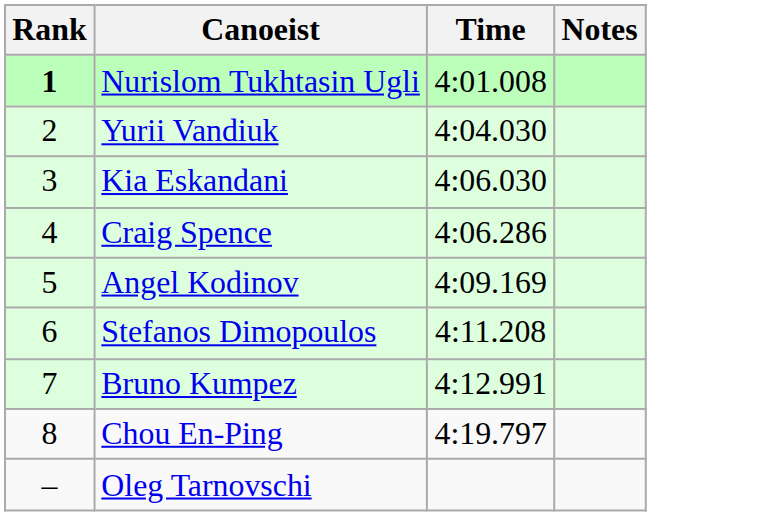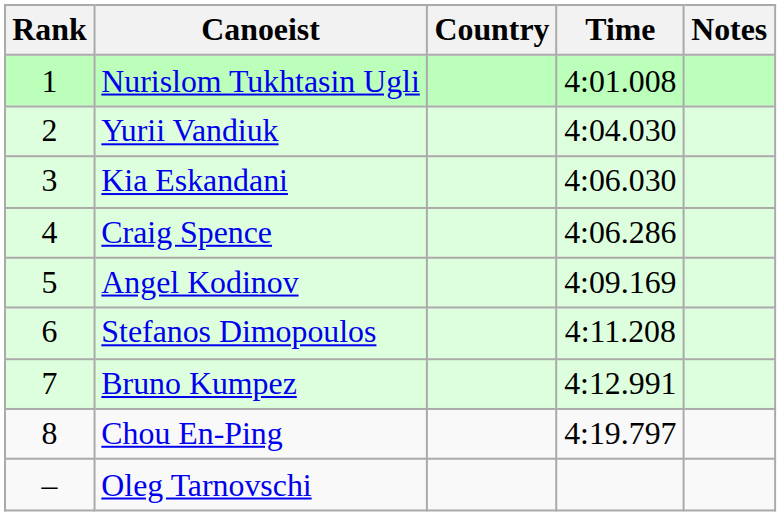+ column: (492, 29)
(49, 80) bold -> (49, 80) normal
